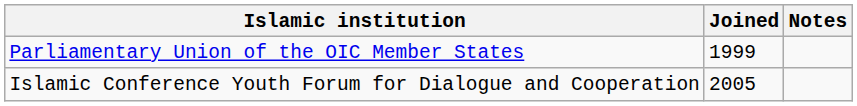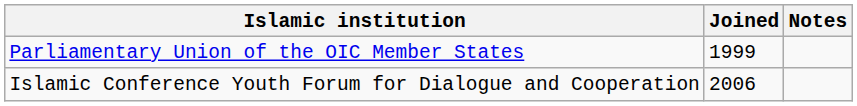(733, 84) 2005 -> (733, 84) 2006
